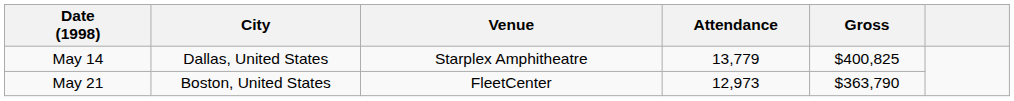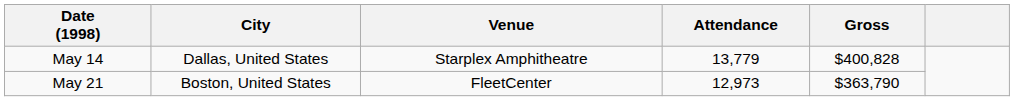(867, 58) $400,825 -> (867, 58) $400,828
